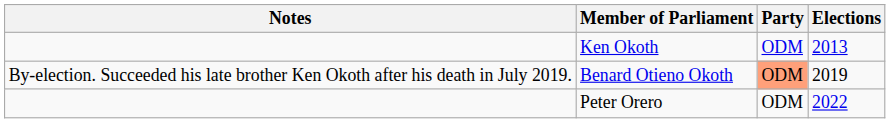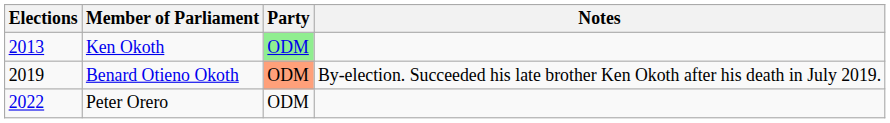columns swapped: (847, 18) <-> (290, 18)
(782, 46) no background -> (288, 46) lightgreen background
